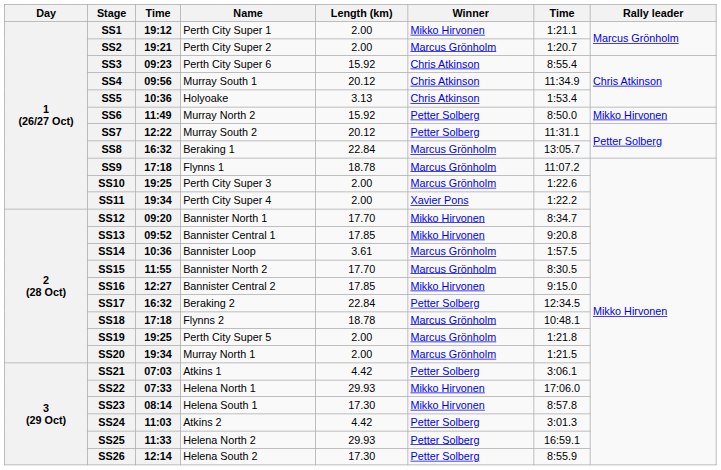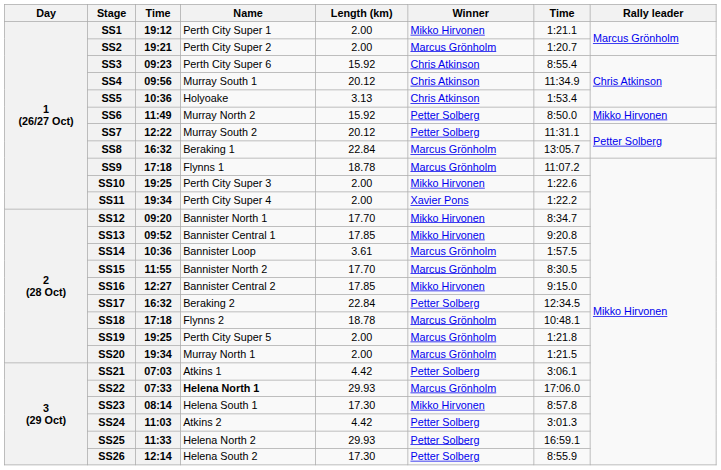(453, 184) Marcus Grönholm -> (448, 184) Mikko Hirvonen
(219, 389) normal -> (221, 389) bold
(448, 389) Mikko Hirvonen -> (453, 389) Marcus Grönholm
